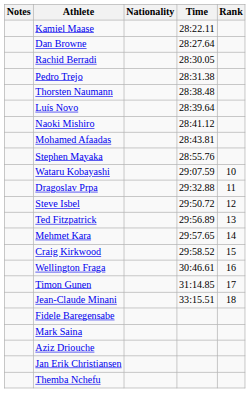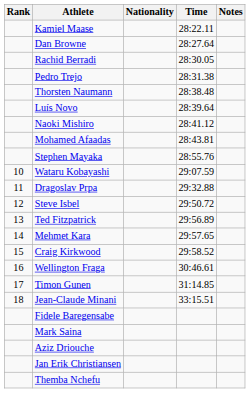columns swapped: (231, 12) <-> (19, 12)
